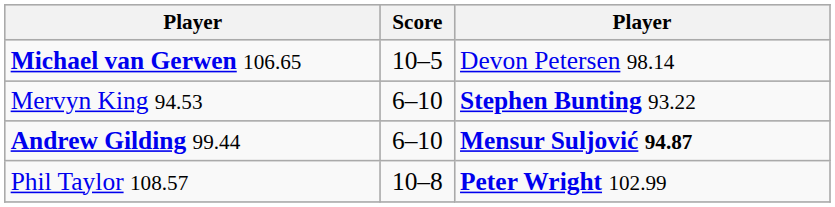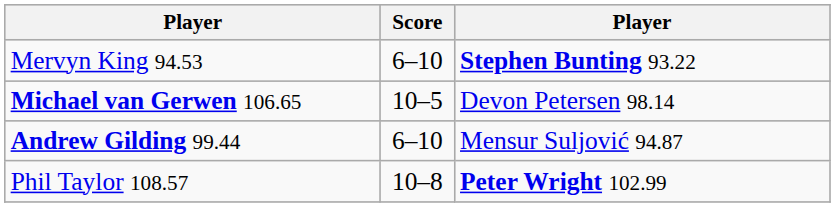rows swapped: (107, 100) <-> (156, 60)
(576, 140) bold -> (572, 140) normal
